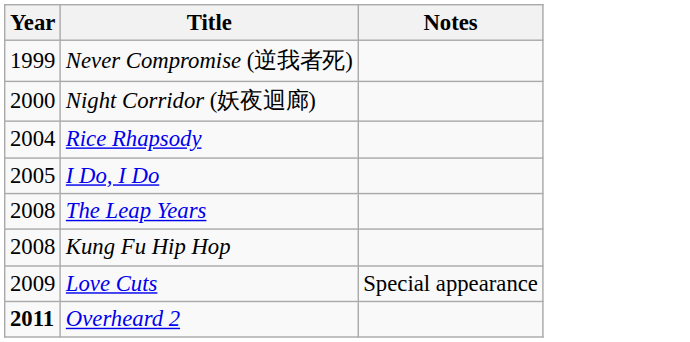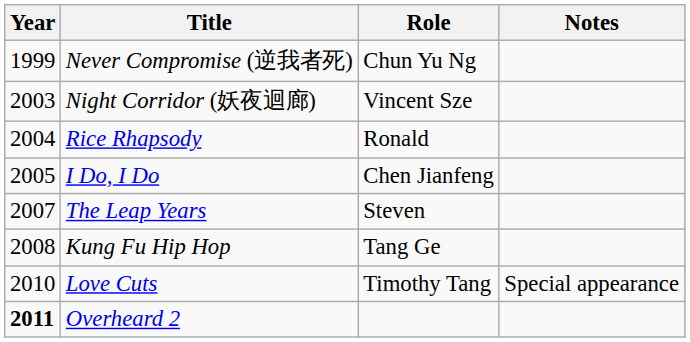+ column: (429, 22)
(33, 100) 2000 -> (33, 100) 2003
(33, 211) 2008 -> (33, 211) 2007
(33, 283) 2009 -> (33, 283) 2010
